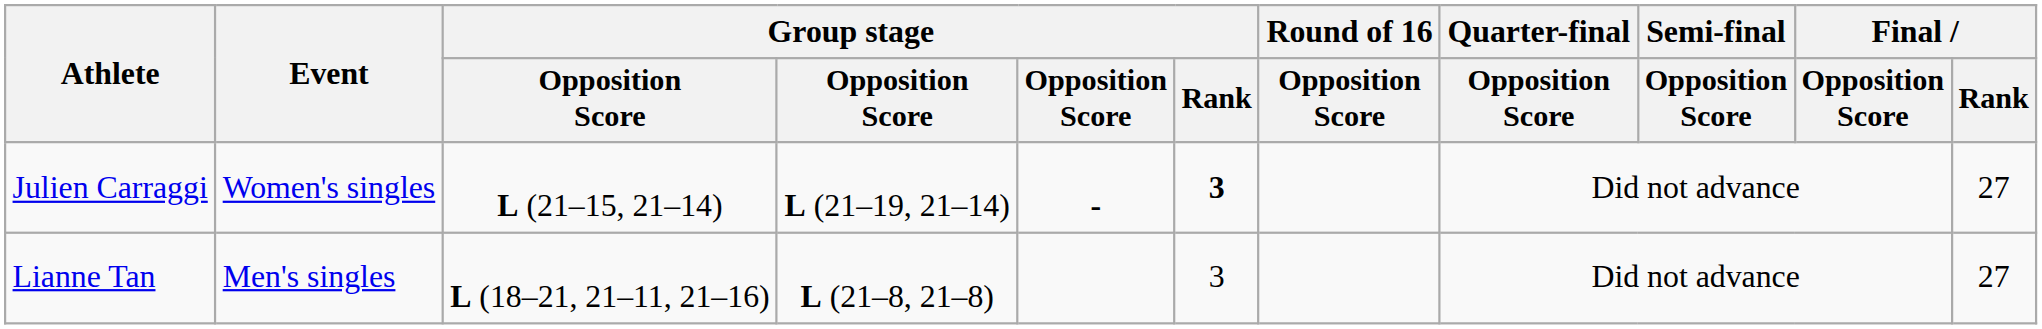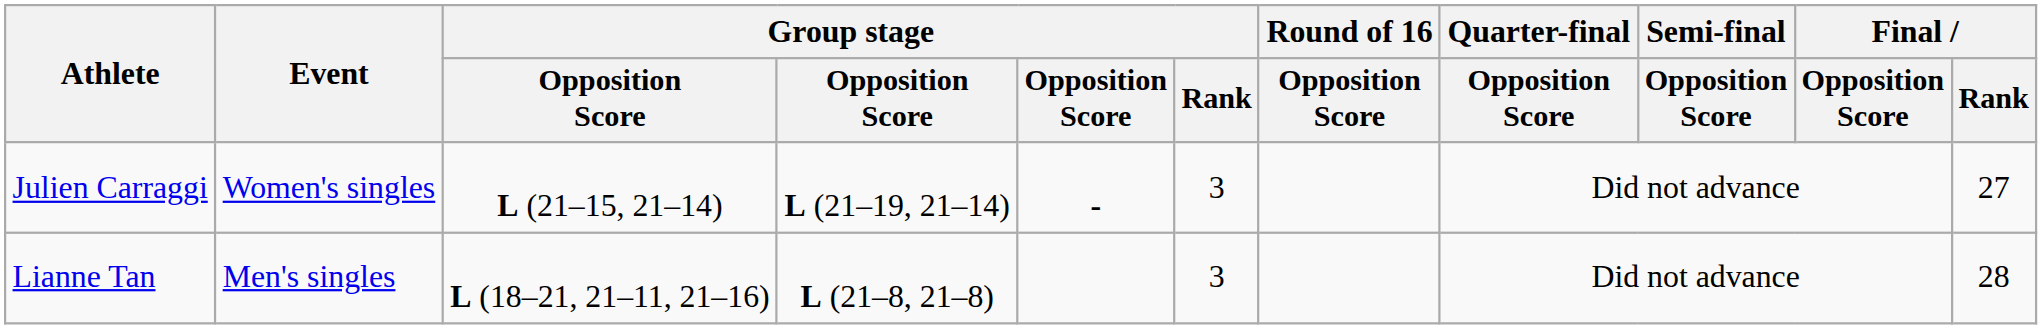(1217, 187) bold -> (1217, 187) normal
(1994, 277) 27 -> (1994, 277) 28
